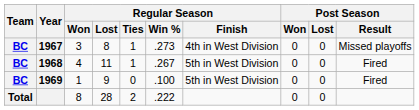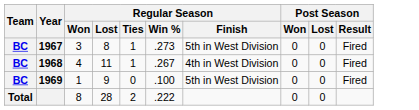(232, 47) 4th in West Division -> (232, 47) 5th in West Division
(375, 47) Missed playoffs -> (355, 47) Fired
(232, 63) 5th in West Division -> (232, 63) 4th in West Division
